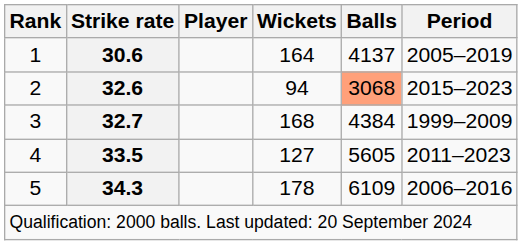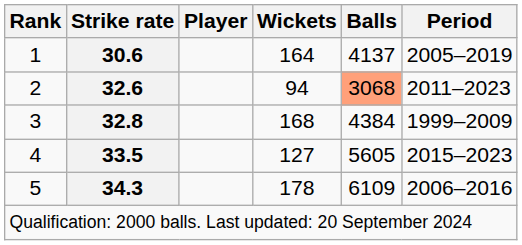(460, 88) 2015–2023 -> (459, 88) 2011–2023
(123, 121) 32.7 -> (123, 121) 32.8
(459, 155) 2011–2023 -> (460, 155) 2015–2023
